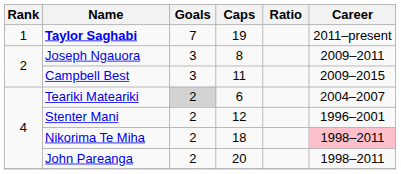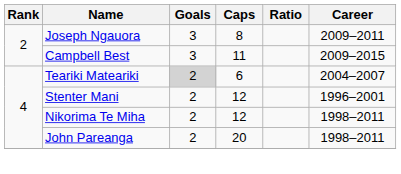- row: (91, 35)
(239, 138) 18 -> (239, 117) 12
(352, 138) pink background -> (352, 117) no background
